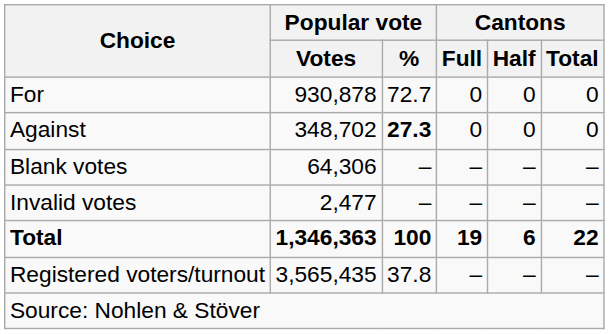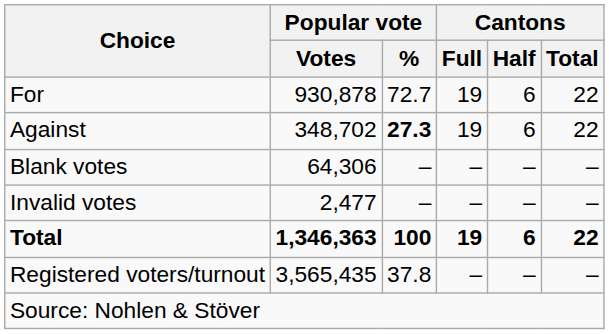(476, 94) 0 -> (470, 94) 19
(529, 94) 0 -> (529, 94) 6
(592, 94) 0 -> (586, 94) 22
(476, 130) 0 -> (470, 130) 19
(529, 130) 0 -> (529, 130) 6
(592, 130) 0 -> (586, 130) 22
